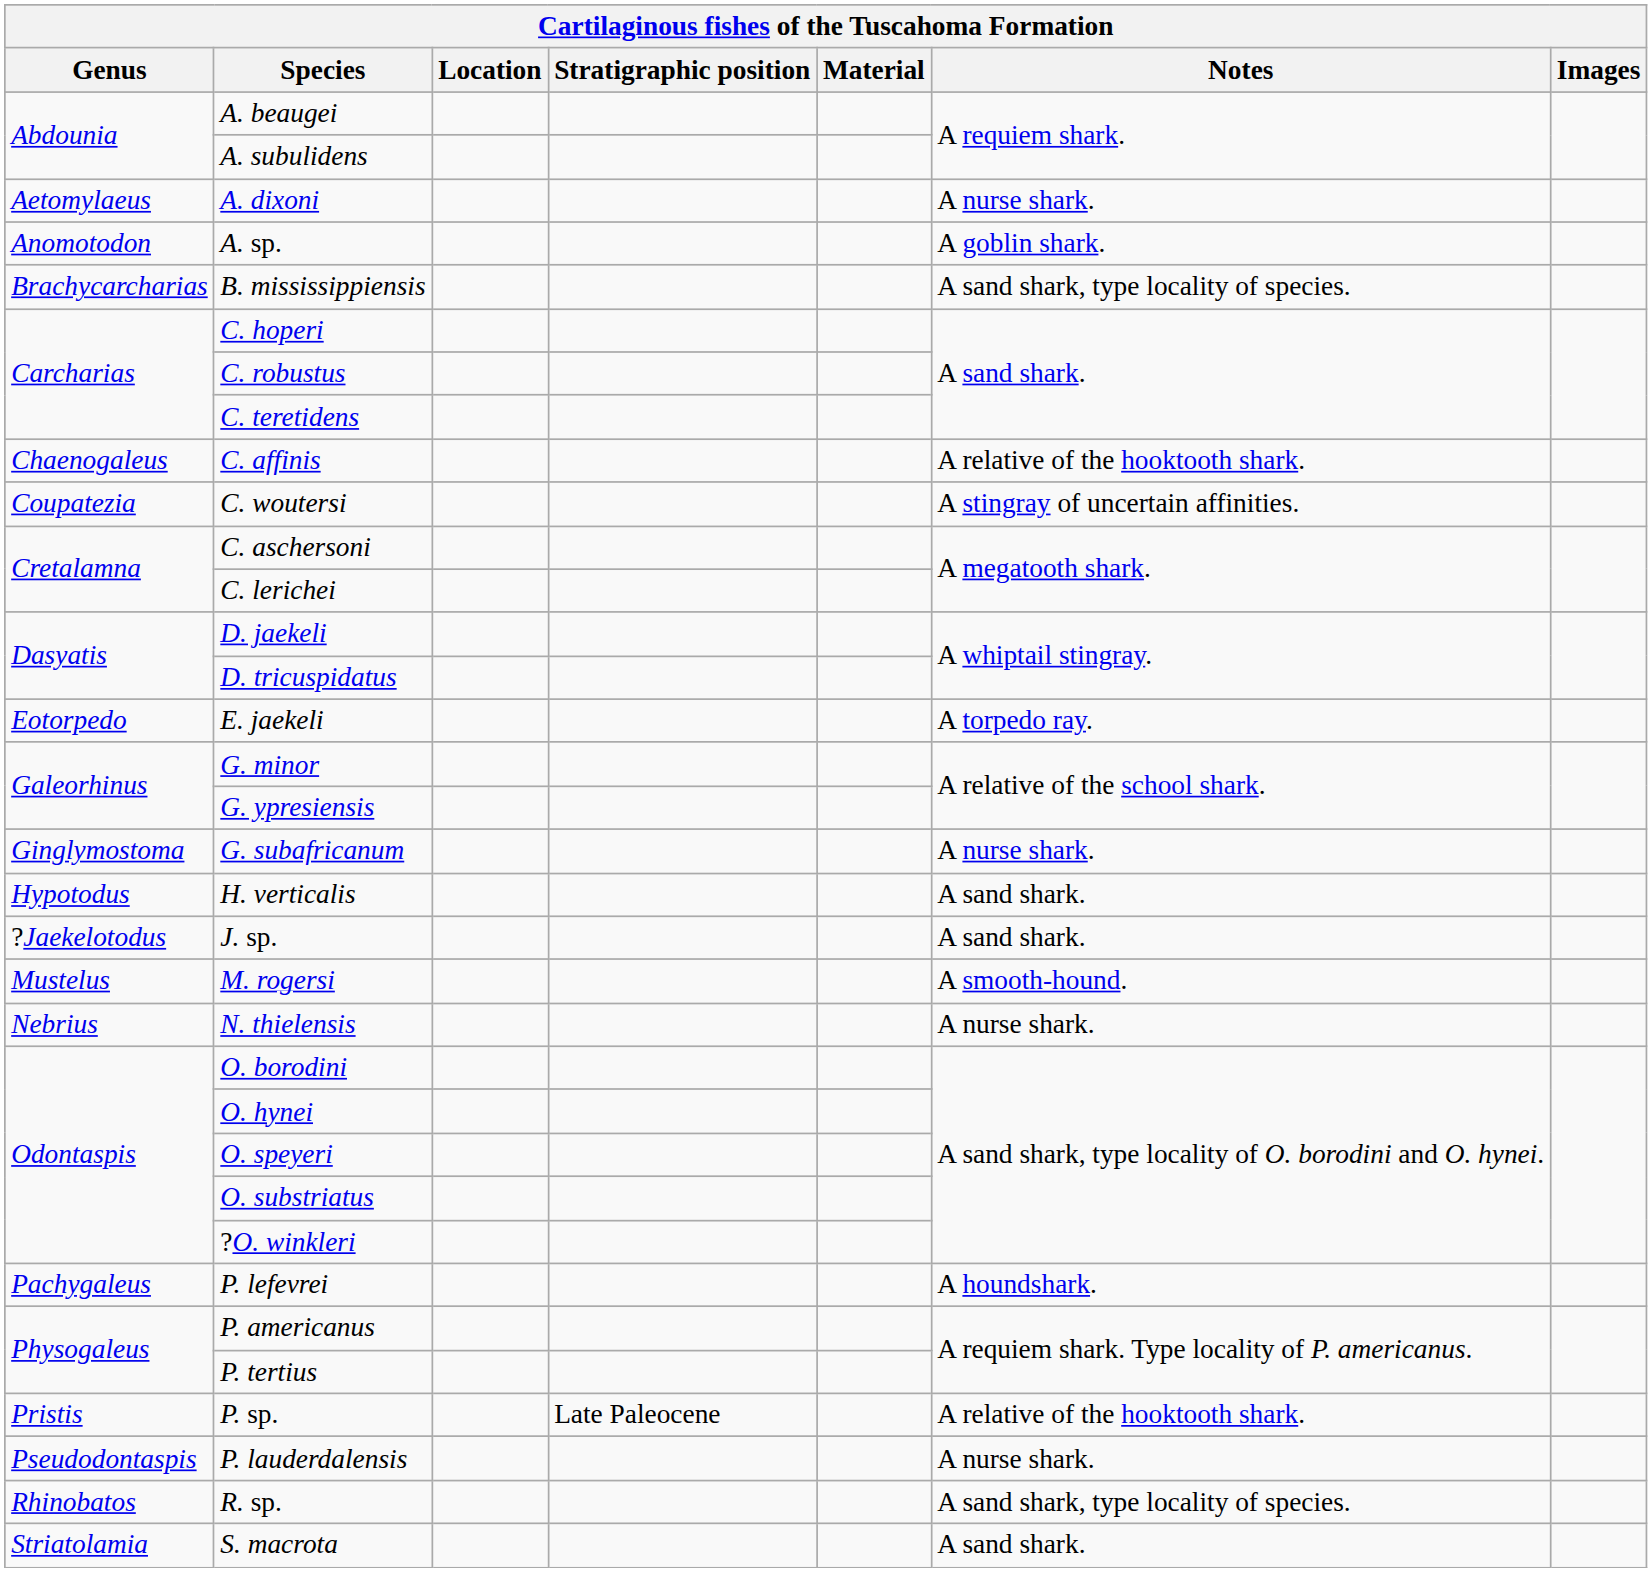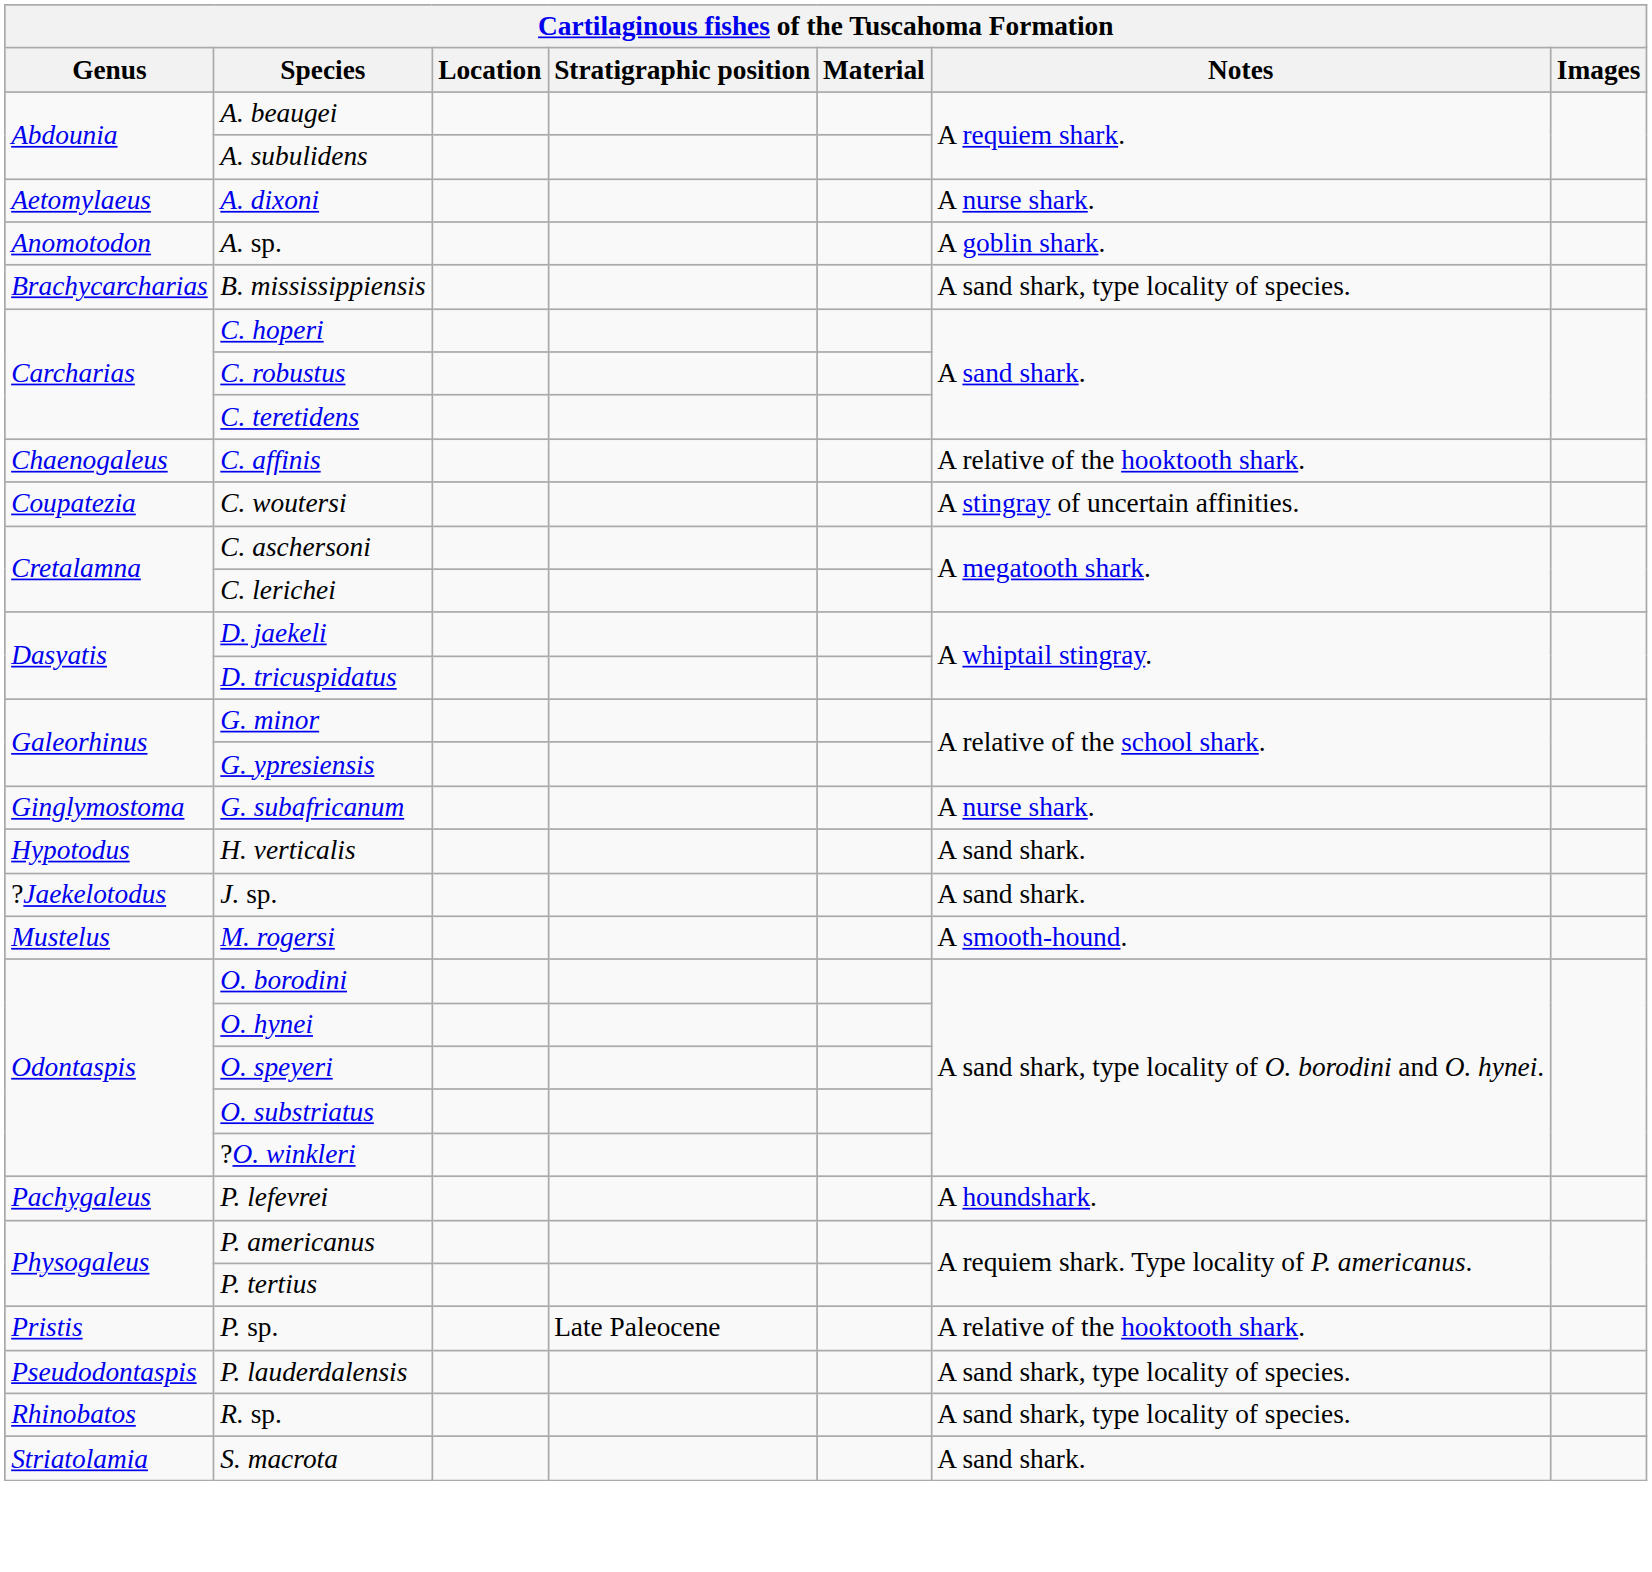- row: (272, 720)
- row: (288, 1024)
(1016, 1458) A nurse shark. -> (1144, 1371) A sand shark, type locality of species.
